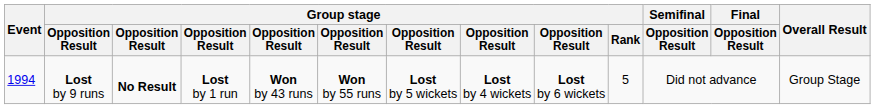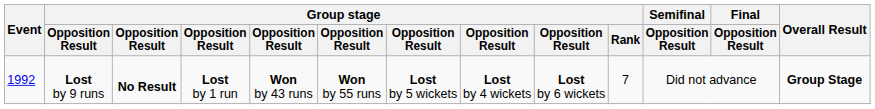(21, 80) 1994 -> (21, 80) 1992
(626, 80) 5 -> (626, 80) 7
(825, 80) normal -> (825, 80) bold
